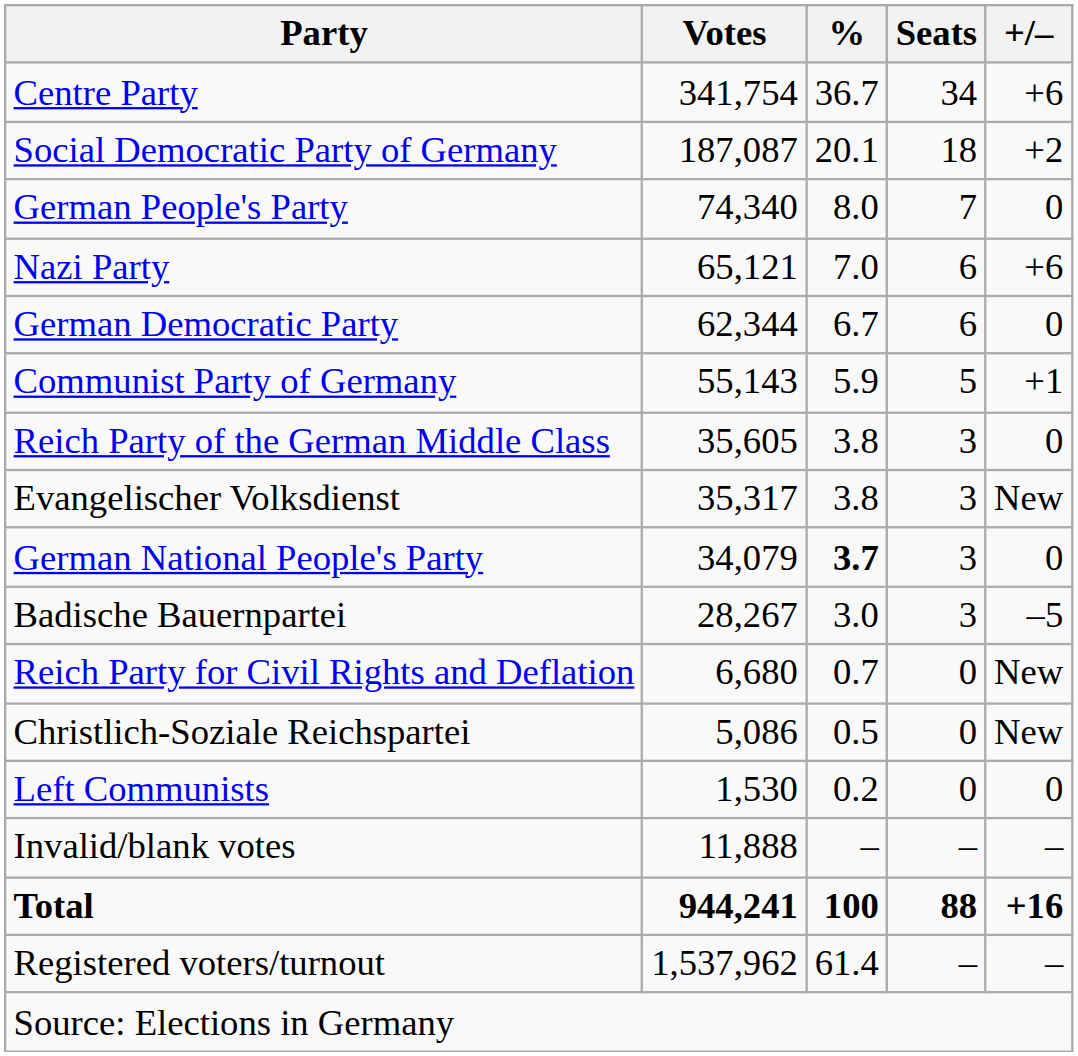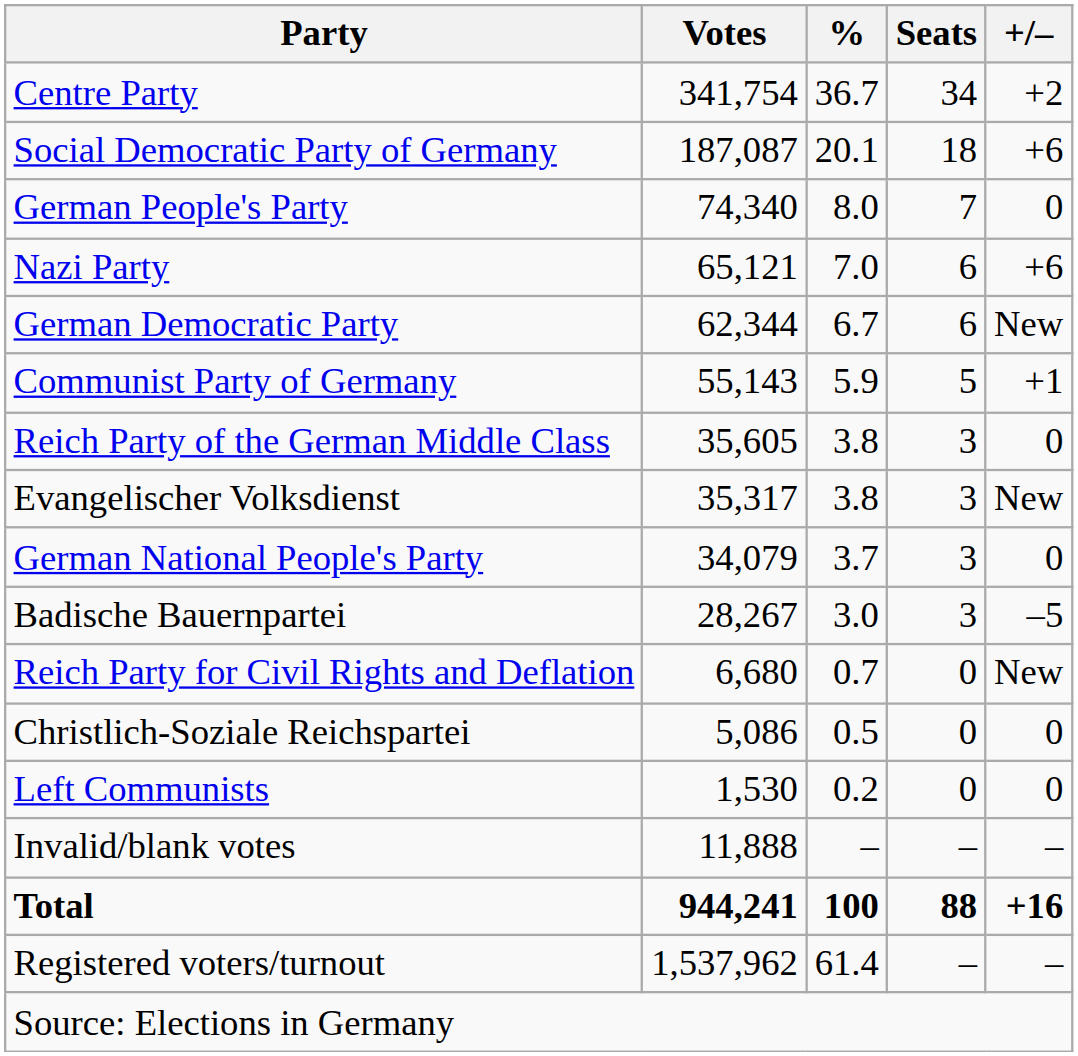(1044, 91) +6 -> (1044, 91) +2
(1044, 149) +2 -> (1044, 149) +6
(1054, 324) 0 -> (1029, 324) New
(856, 556) bold -> (856, 556) normal
(1029, 730) New -> (1054, 730) 0
